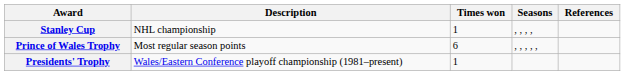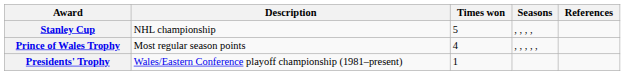(455, 29) 1 -> (455, 29) 5
(455, 45) 6 -> (455, 45) 4
